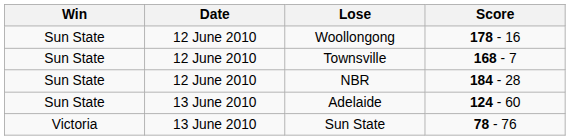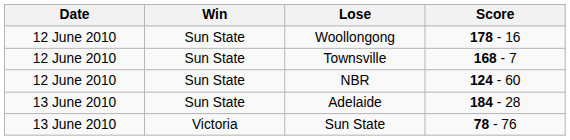columns swapped: (215, 15) <-> (75, 15)
(495, 80) 184 - 28 -> (495, 80) 124 - 60
(495, 102) 124 - 60 -> (495, 102) 184 - 28
